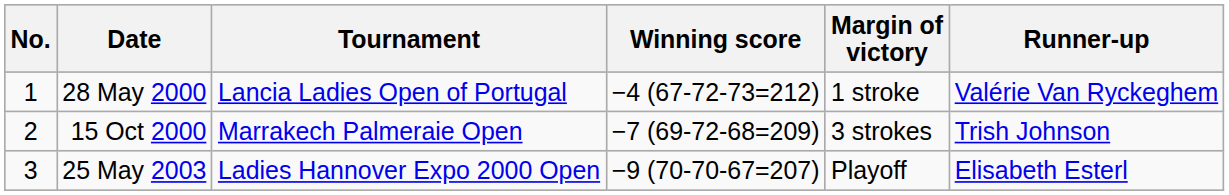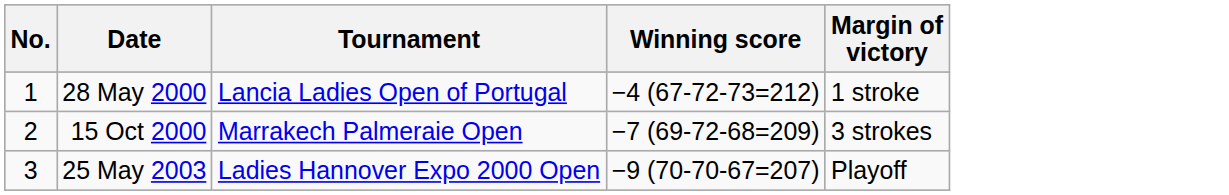- column: (1086, 39)
